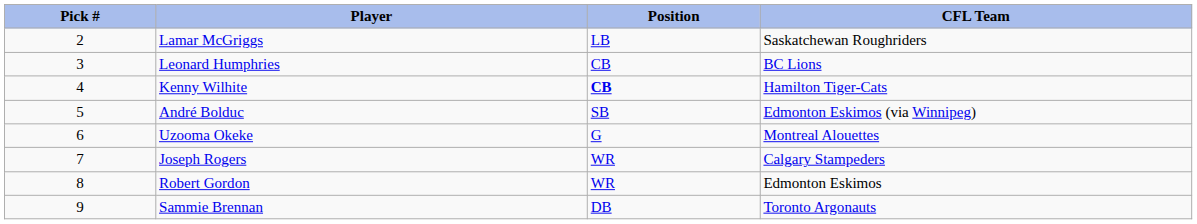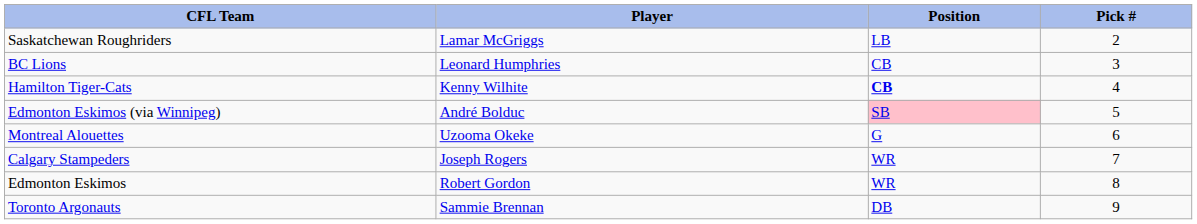columns swapped: (80, 16) <-> (976, 16)
(600, 111) no background -> (881, 111) pink background
